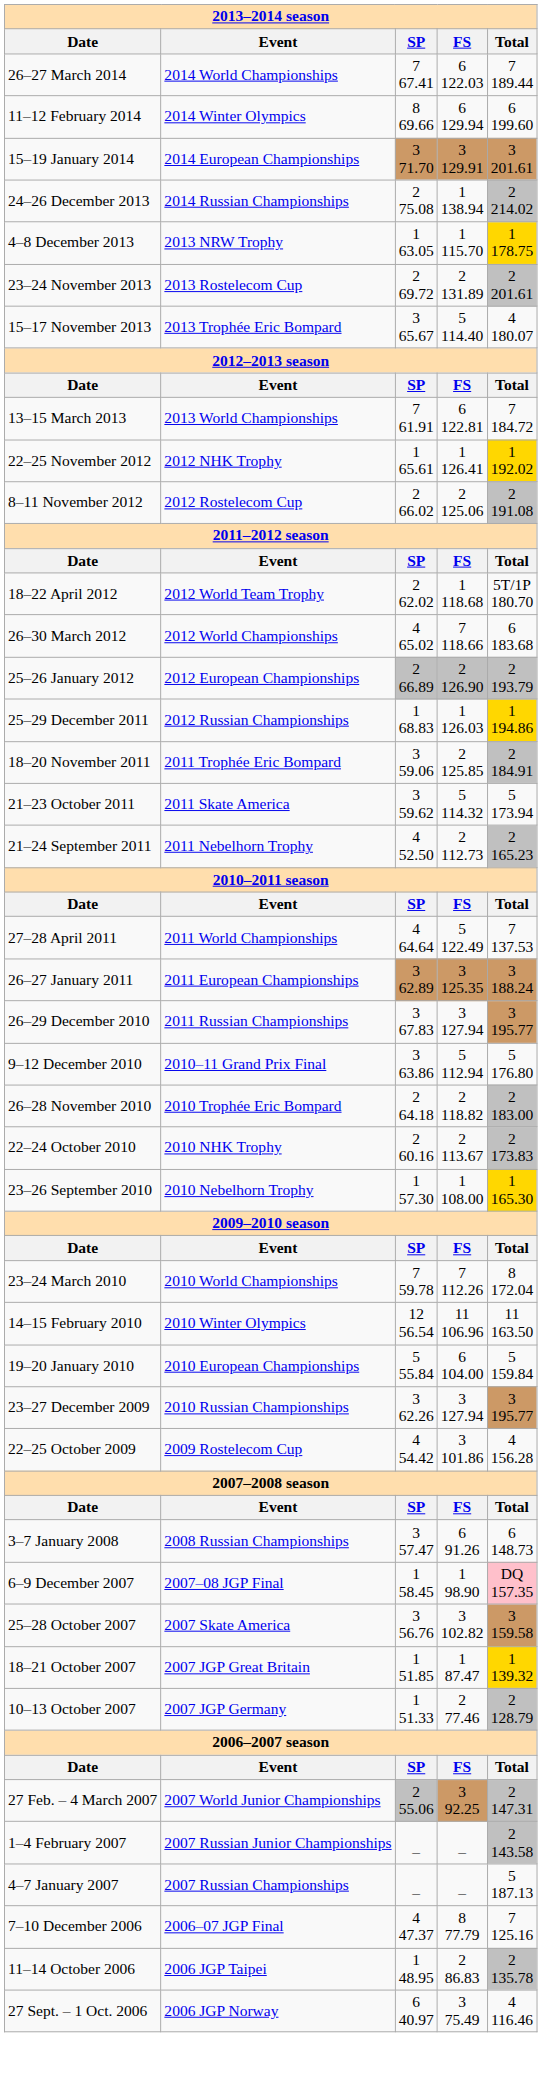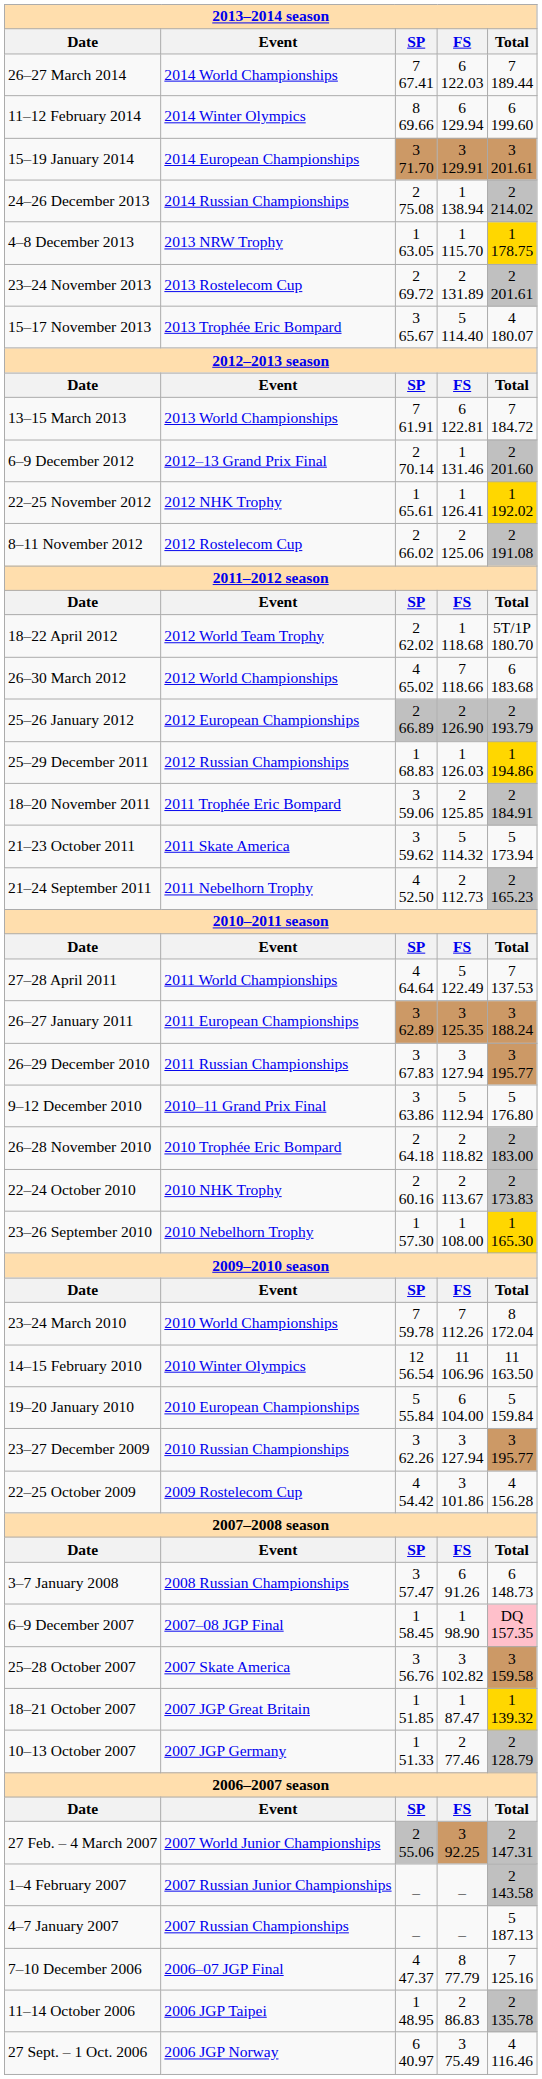+ row: (71, 460)
